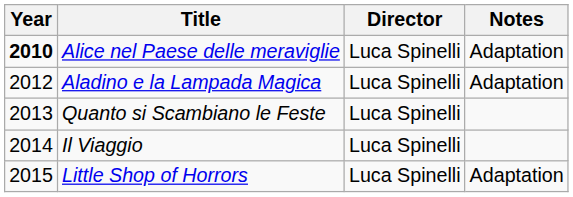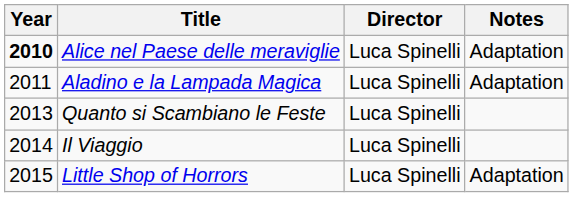(31, 82) 2012 -> (30, 82) 2011
